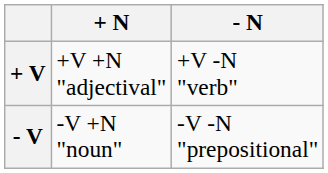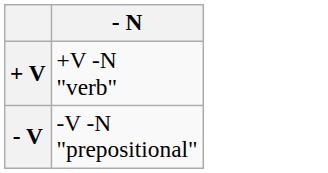- column: (111, 23)
